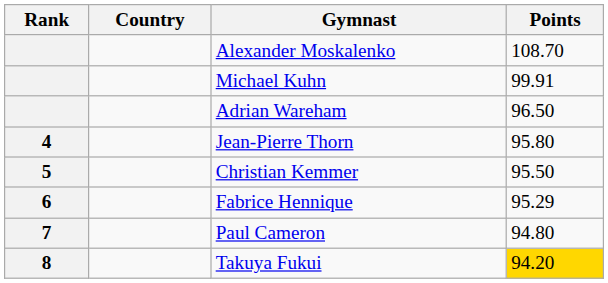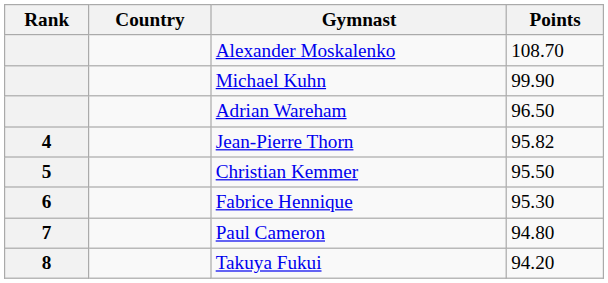(533, 80) 99.91 -> (533, 80) 99.90
(533, 141) 95.80 -> (533, 141) 95.82
(533, 202) 95.29 -> (533, 202) 95.30
(533, 263) gold background -> (533, 263) no background
